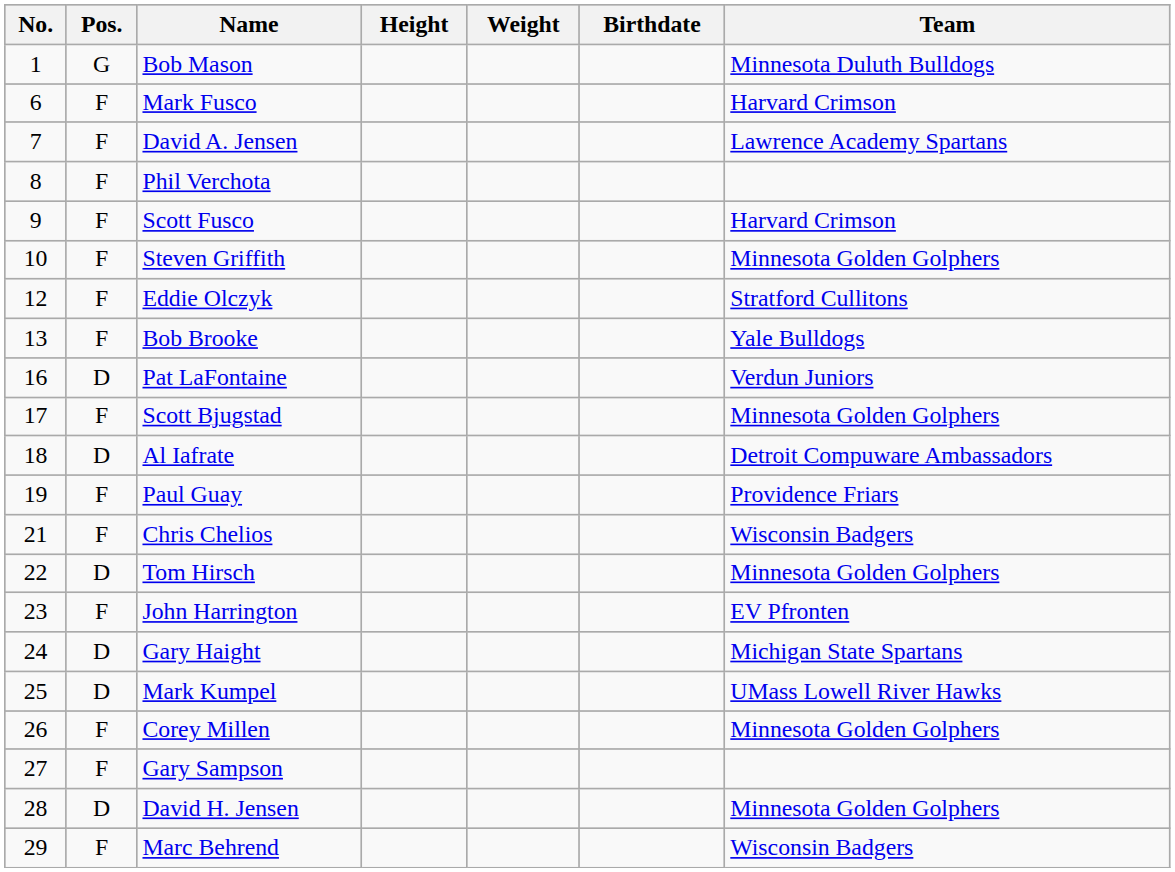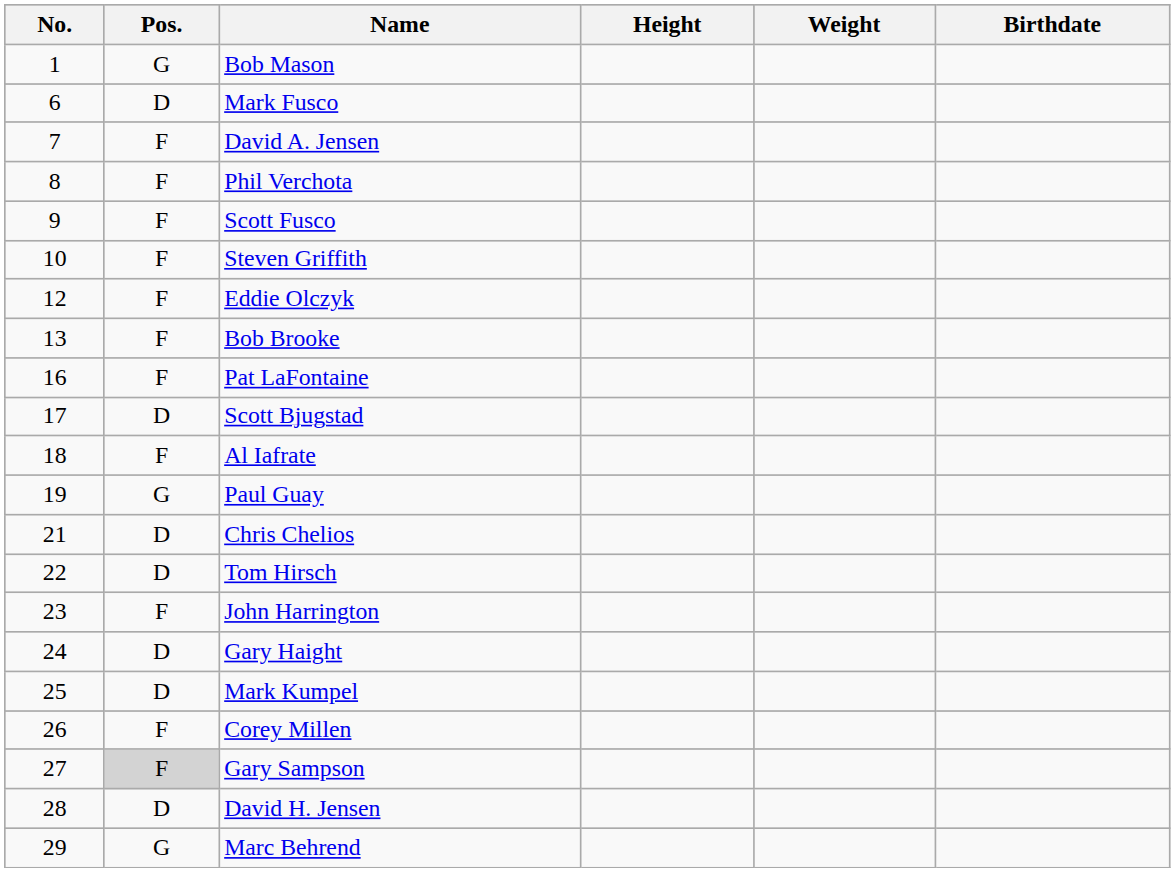- column: (947, 24)
(102, 102) F -> (162, 102) D
(102, 377) D -> (162, 377) F
(102, 416) F -> (162, 416) D
(102, 455) D -> (162, 455) F
(102, 494) F -> (162, 494) G
(102, 533) F -> (162, 533) D
(102, 769) no background -> (162, 769) lightgrey background
(102, 847) F -> (162, 847) G
